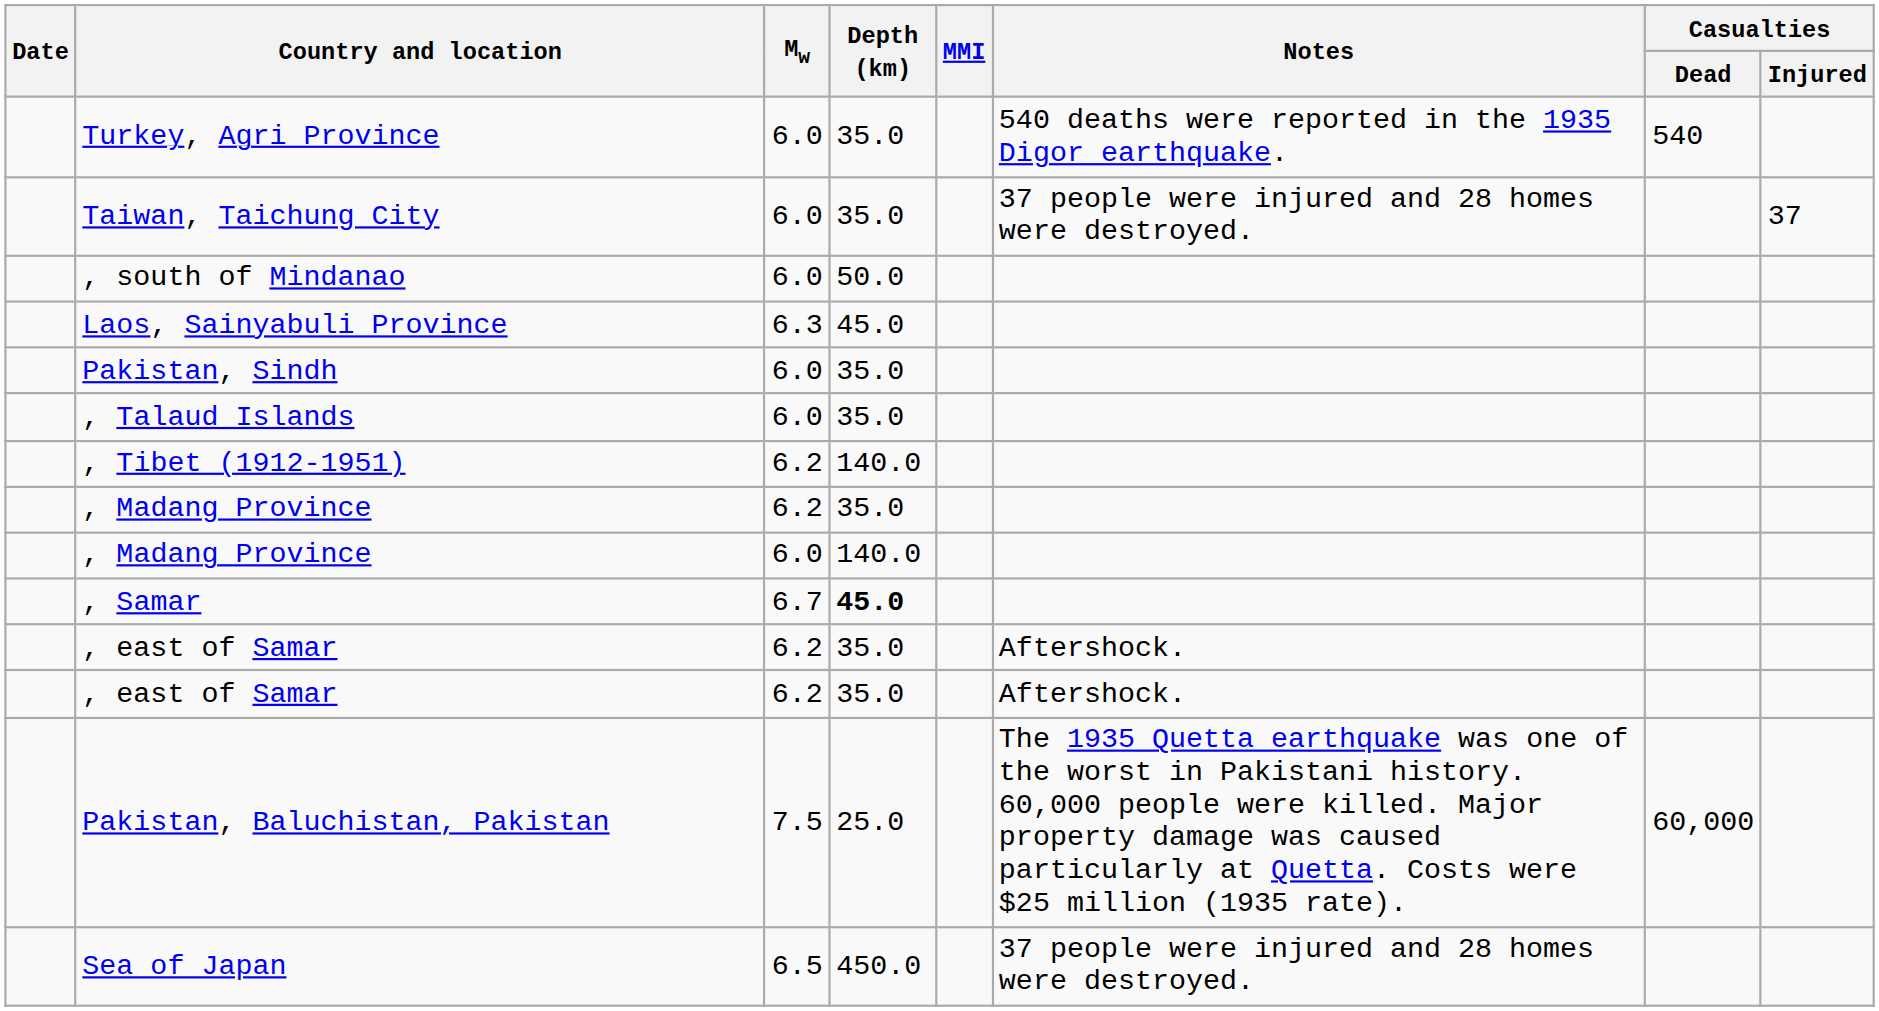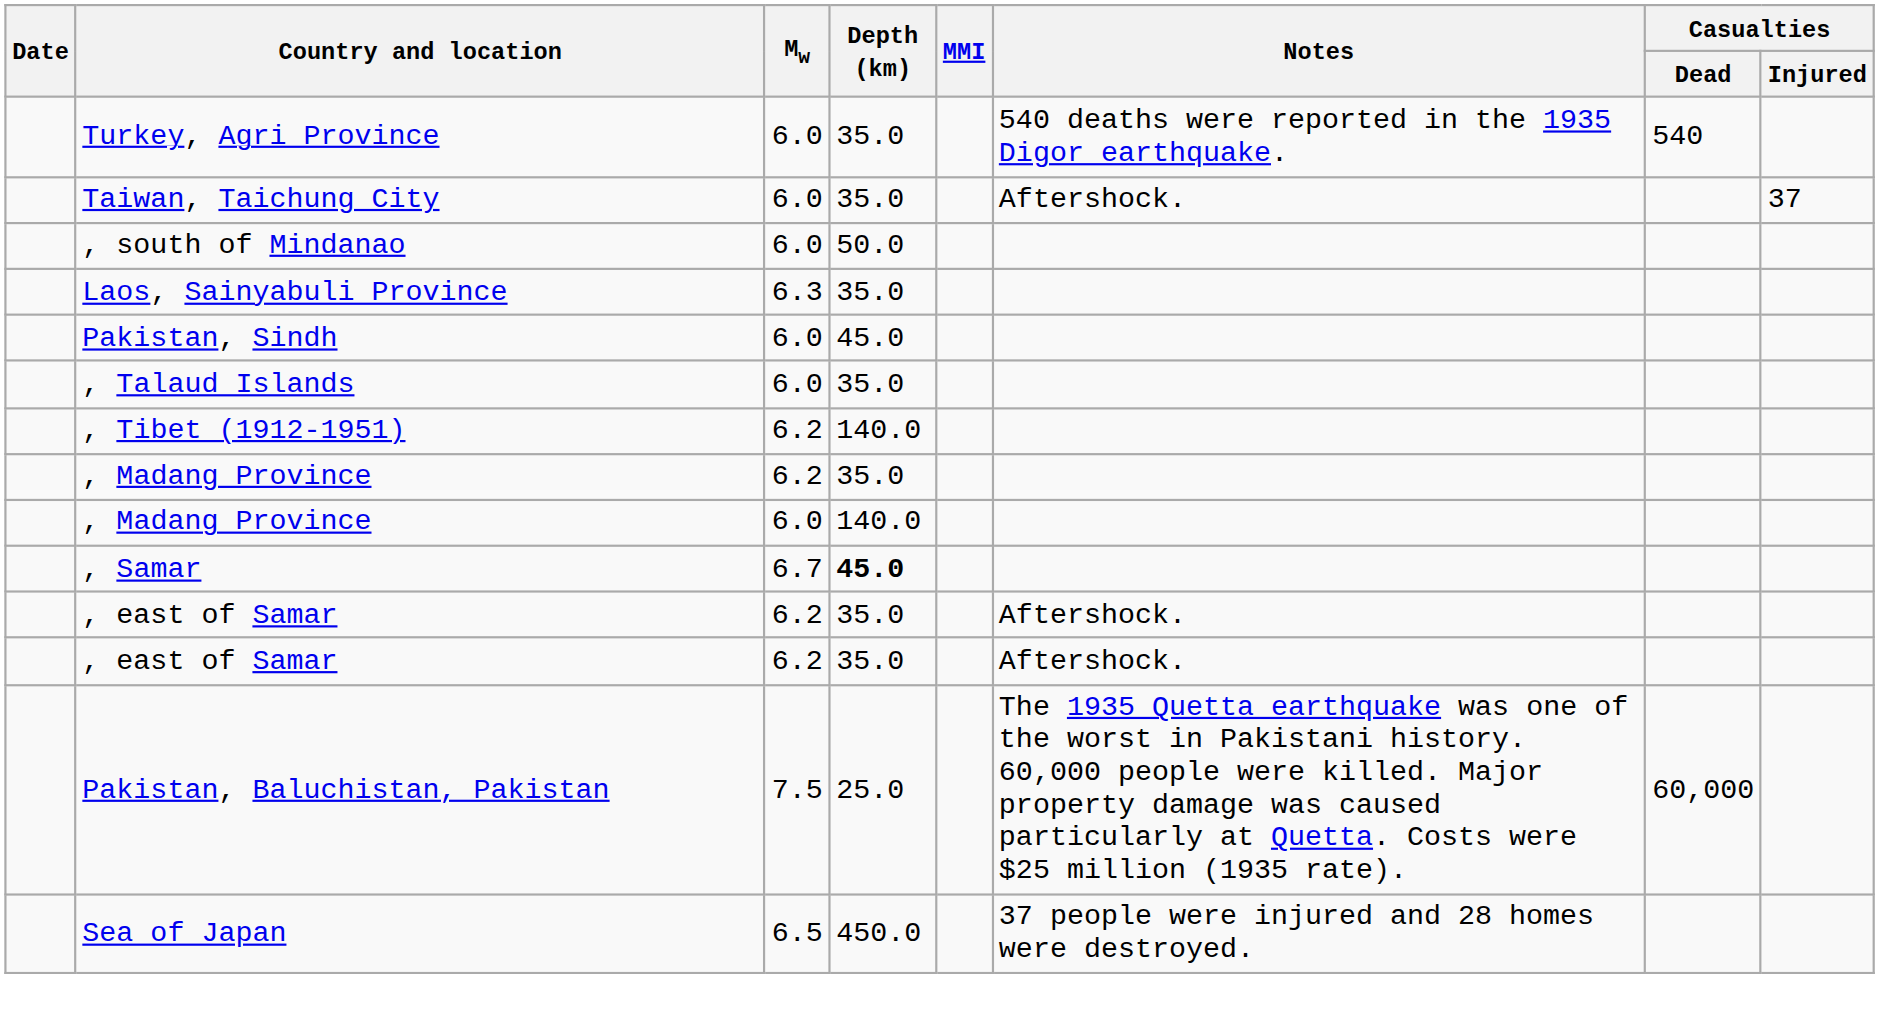(1296, 216) 37 people were injured and 28 homes were destroyed. -> (1092, 199) Aftershock.
(870, 325) 45.0 -> (870, 292) 35.0
(870, 371) 35.0 -> (870, 338) 45.0
